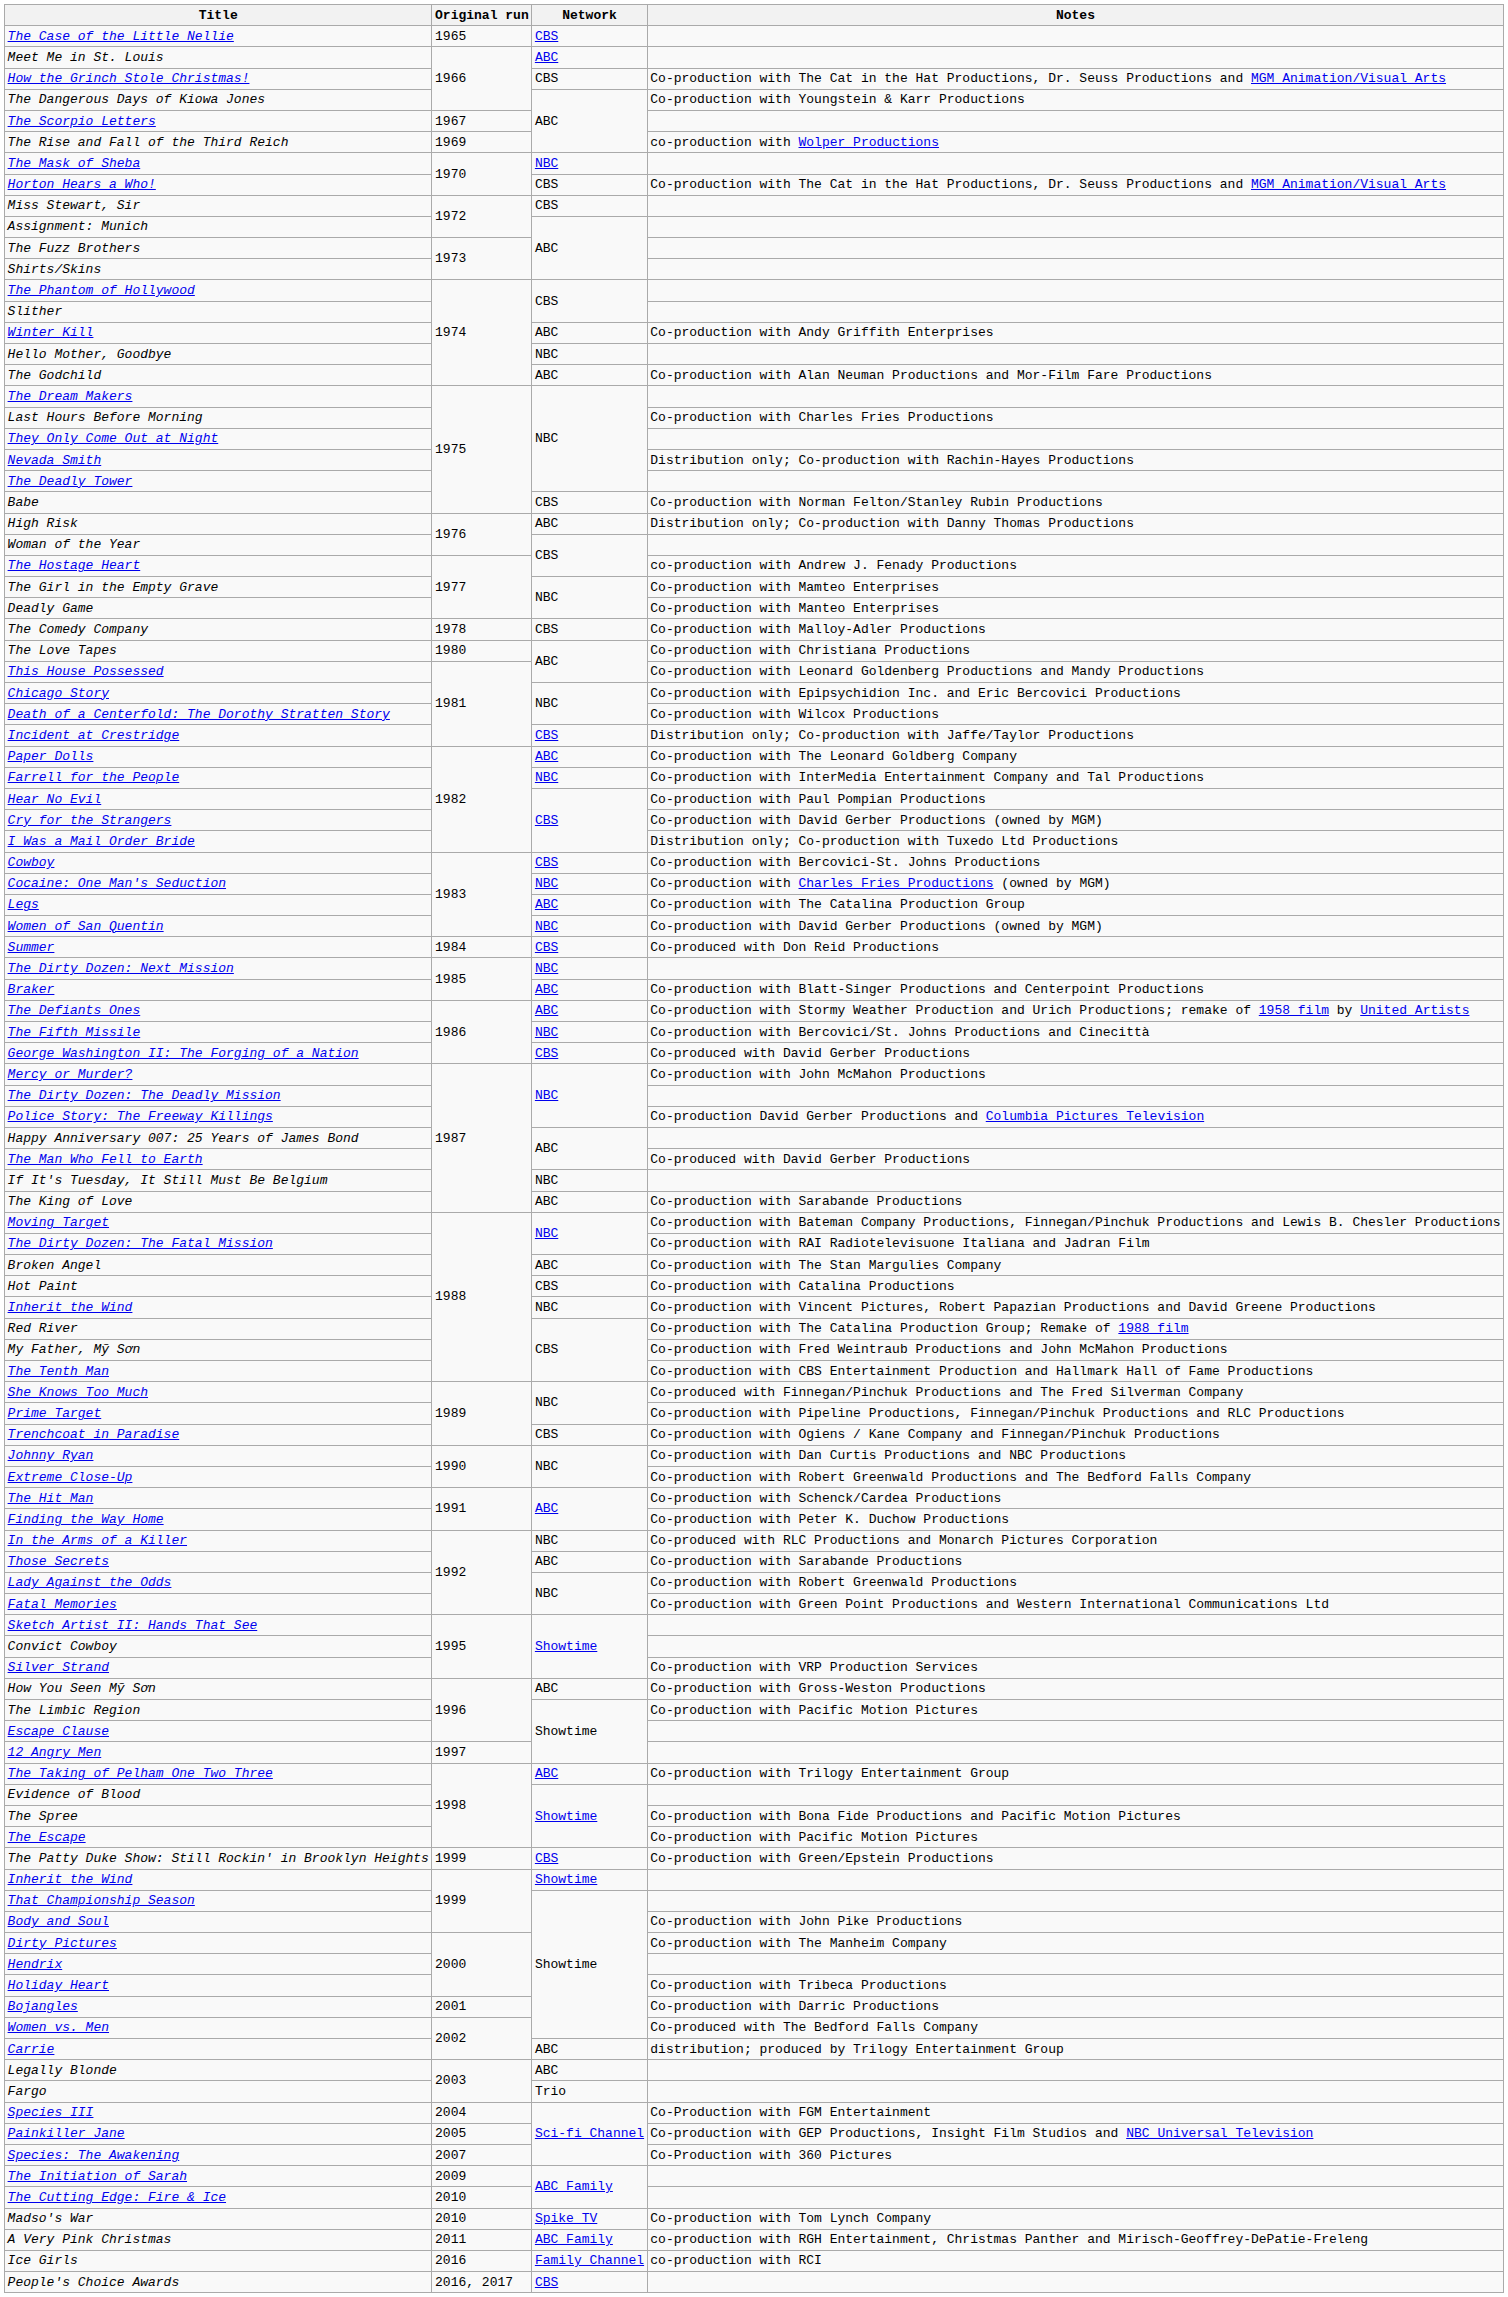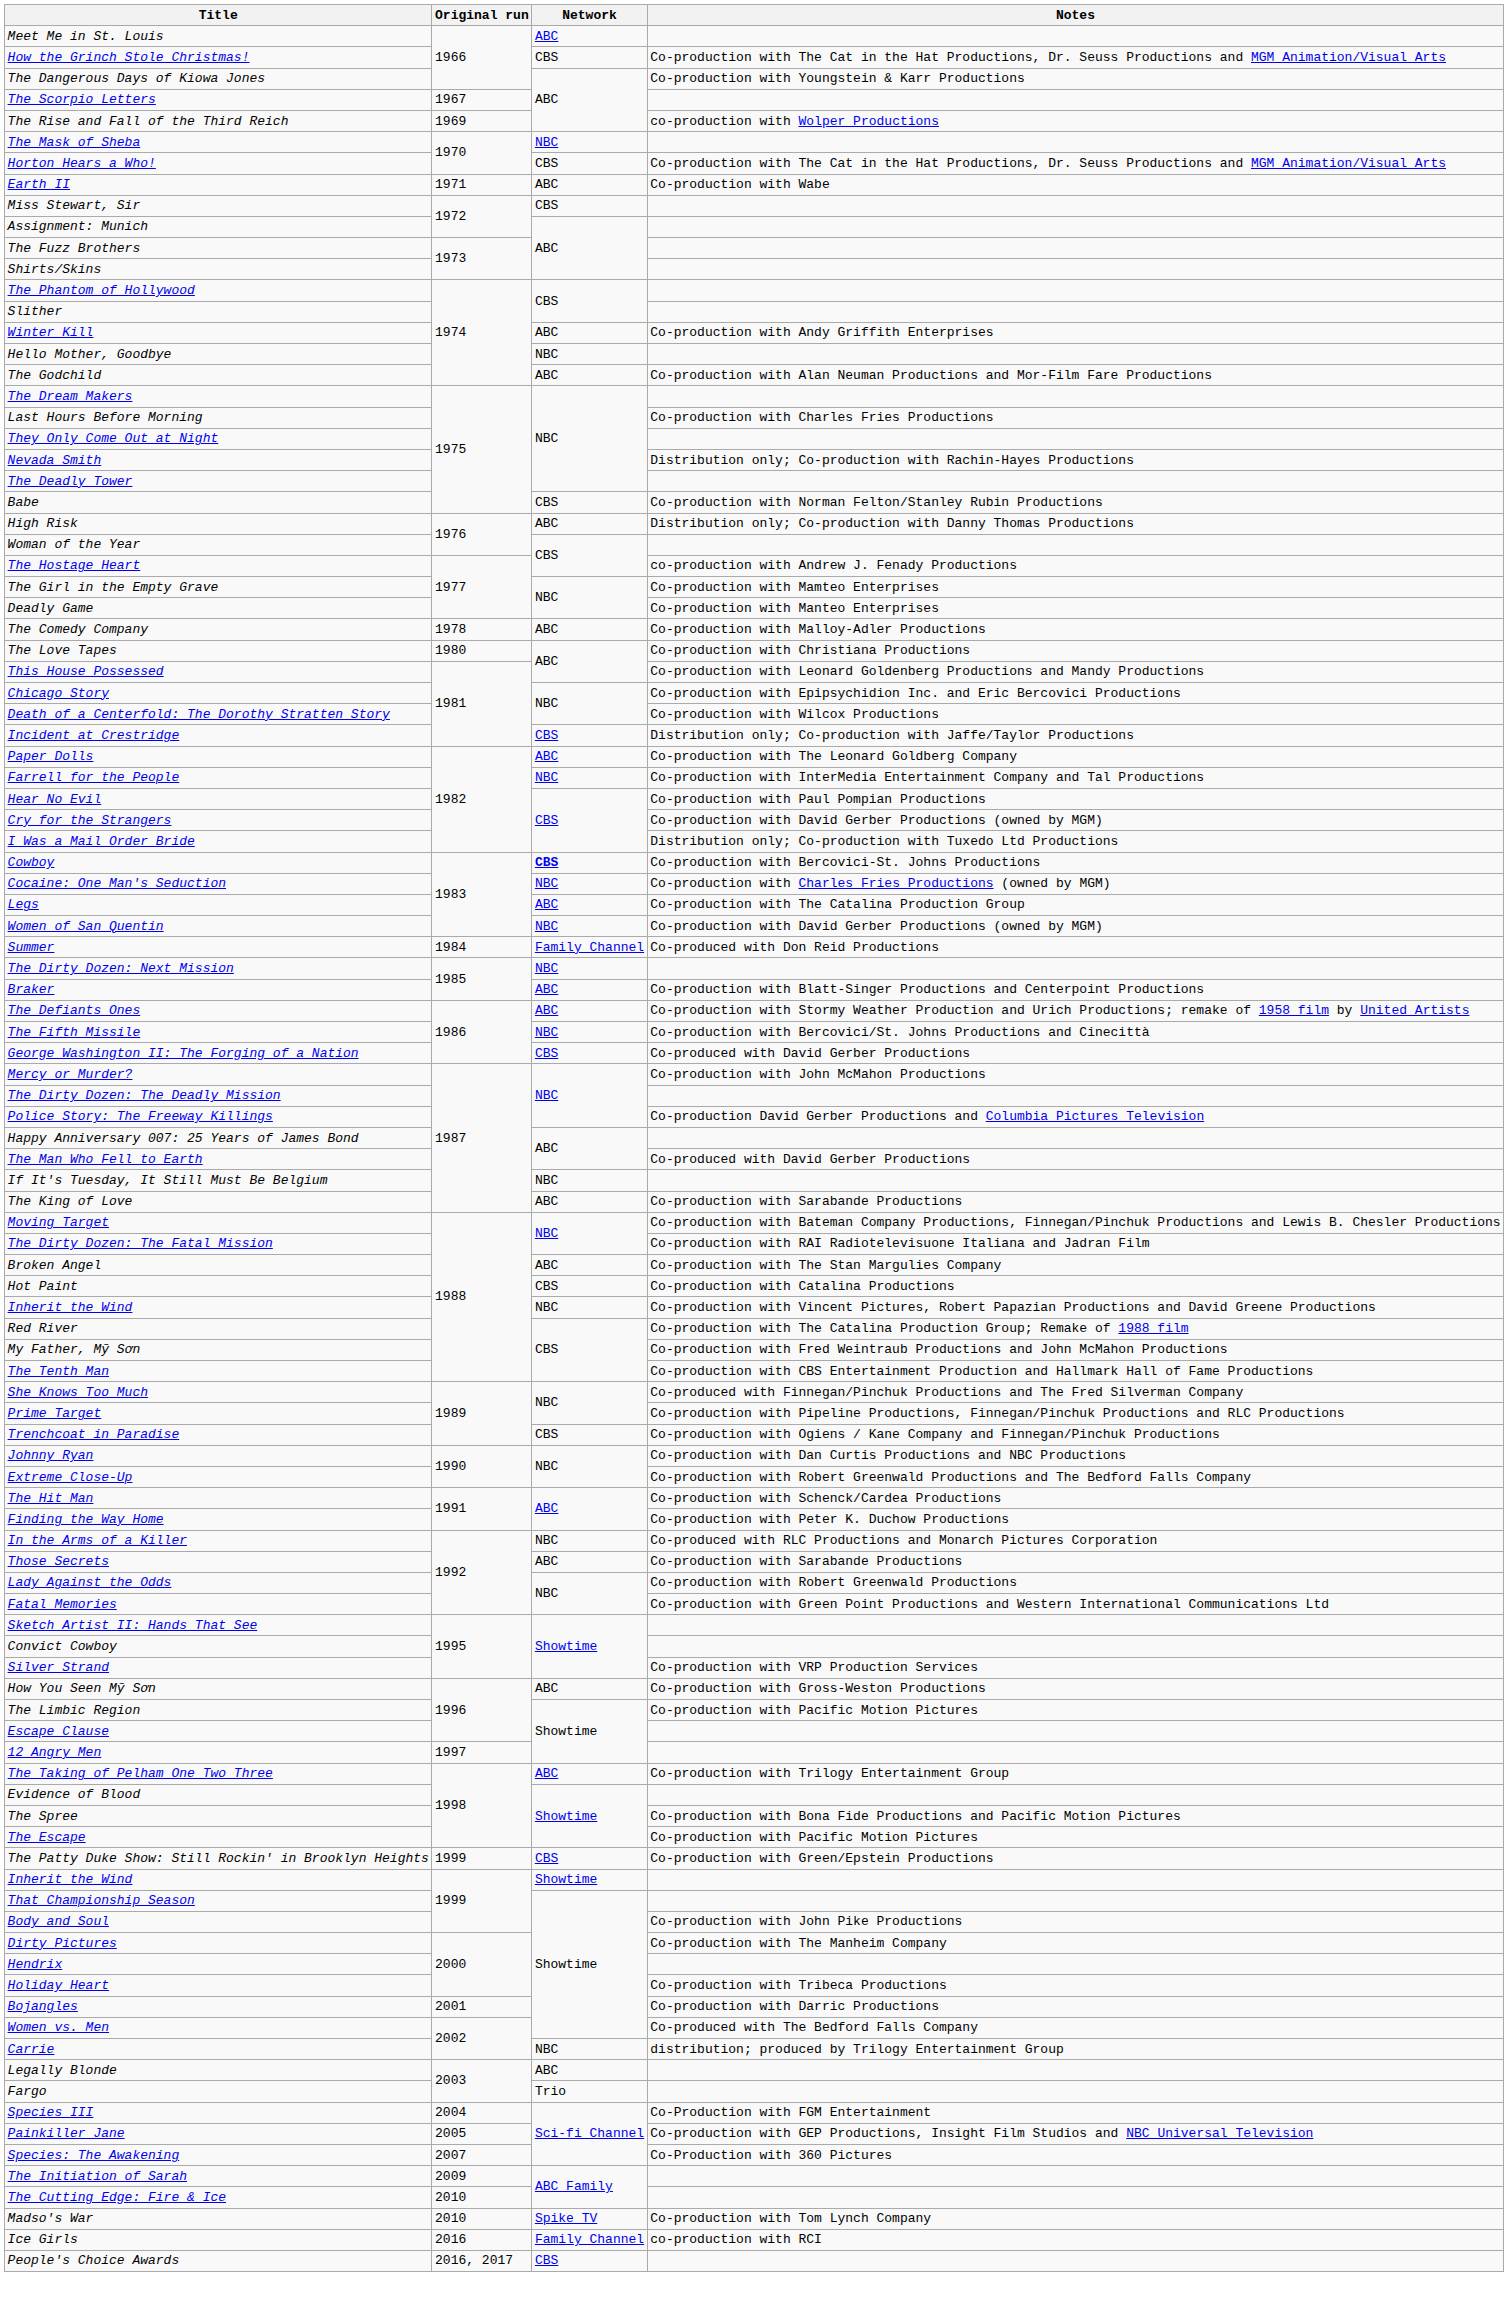- row: (121, 36)
+ row: (39, 185)
(547, 630) CBS -> (547, 630) ABC
(547, 863) normal -> (547, 863) bold
(547, 947) CBS -> (589, 947) Family Channel
(547, 2049) ABC -> (547, 2049) NBC
- row: (90, 2240)
